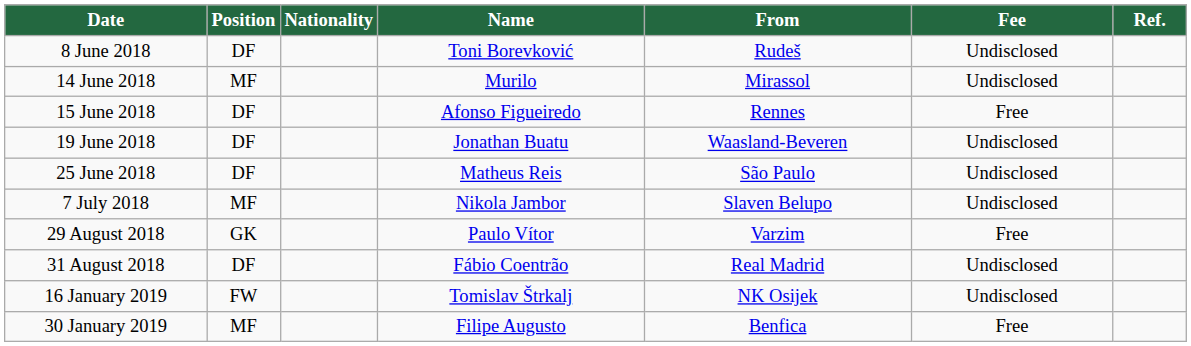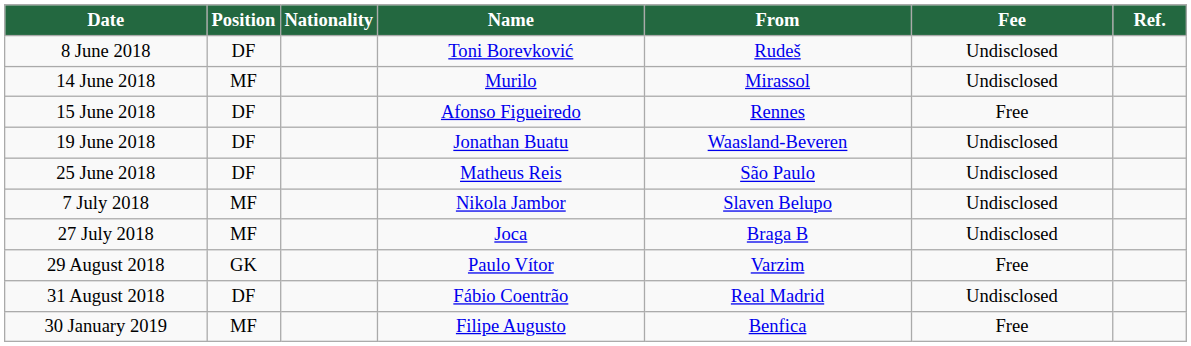+ row: (106, 234)
- row: (106, 295)
